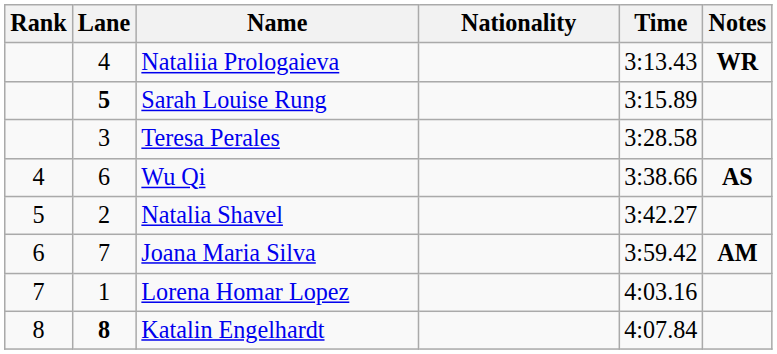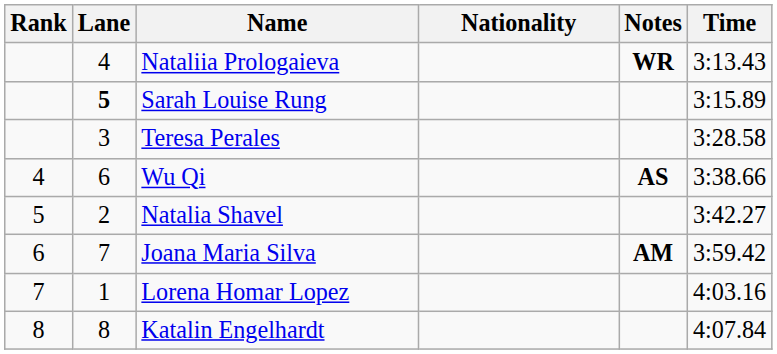columns swapped: (661, 23) <-> (737, 23)
(104, 330) bold -> (104, 330) normal
